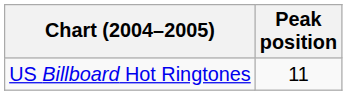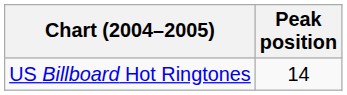(298, 74) 11 -> (298, 74) 14
